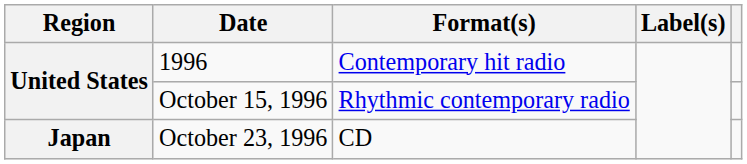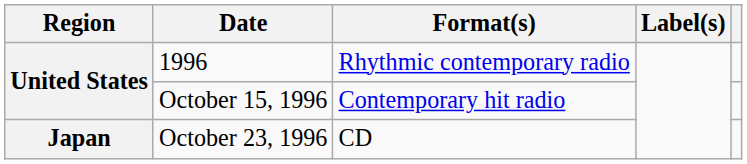(452, 61) Contemporary hit radio -> (484, 61) Rhythmic contemporary radio
(484, 100) Rhythmic contemporary radio -> (452, 100) Contemporary hit radio
